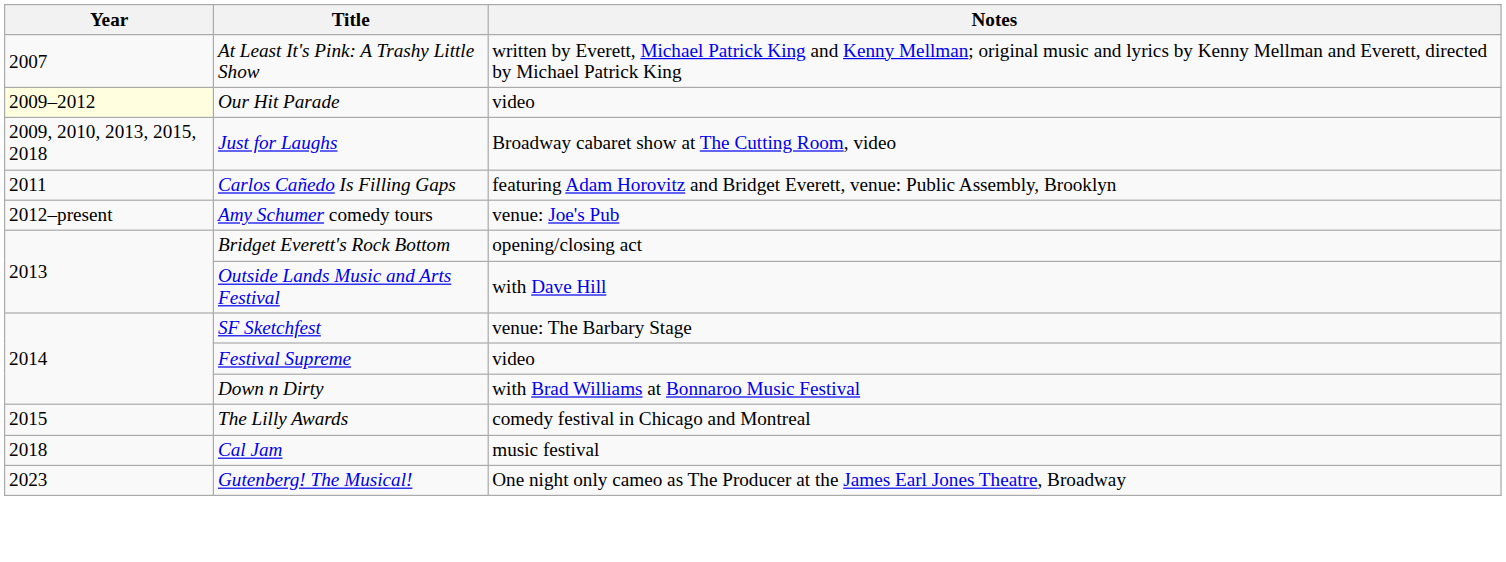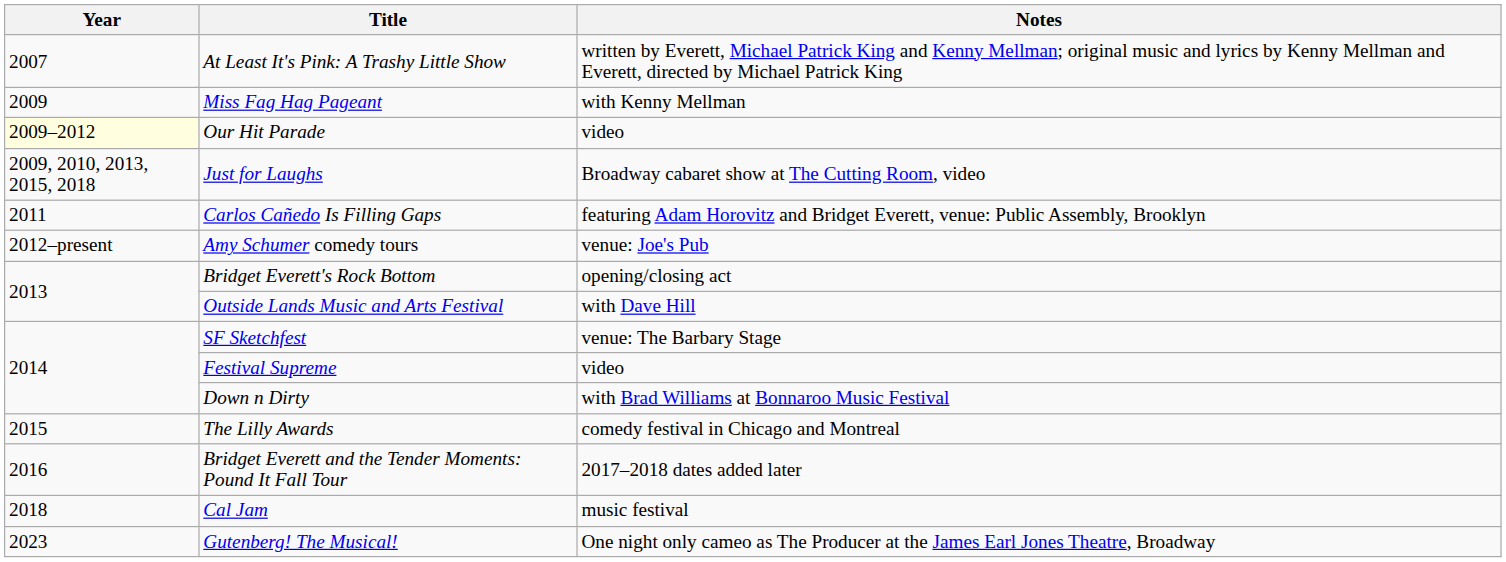+ row: (293, 102)
+ row: (362, 469)
